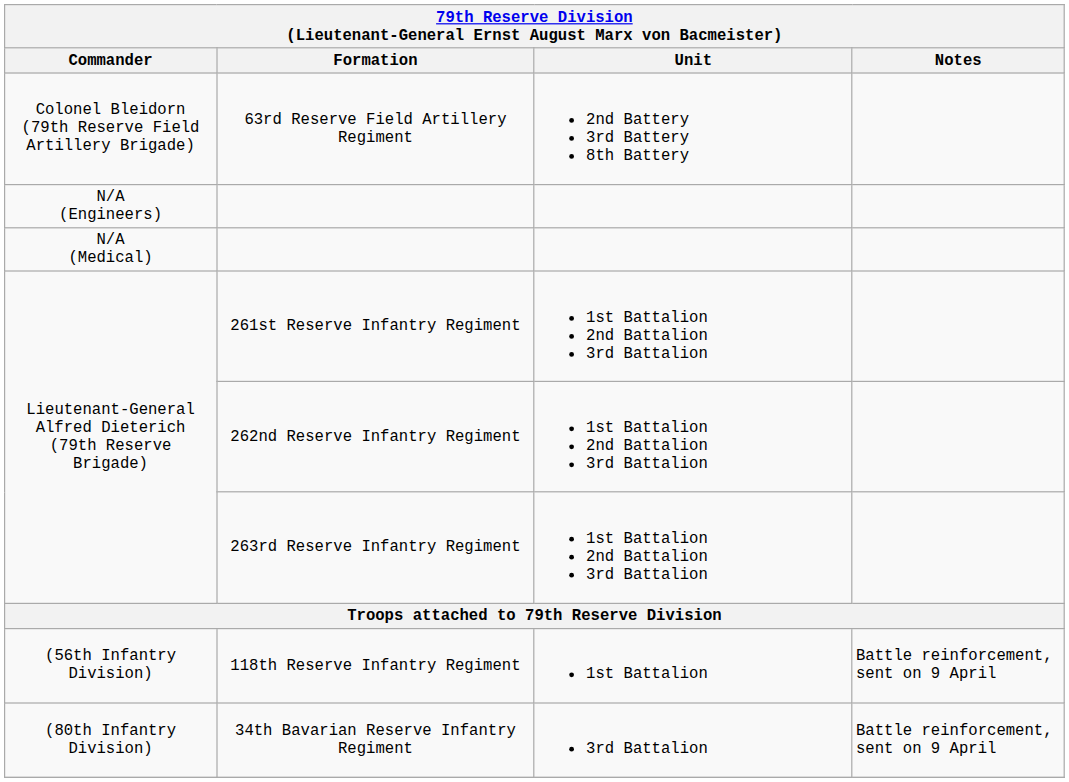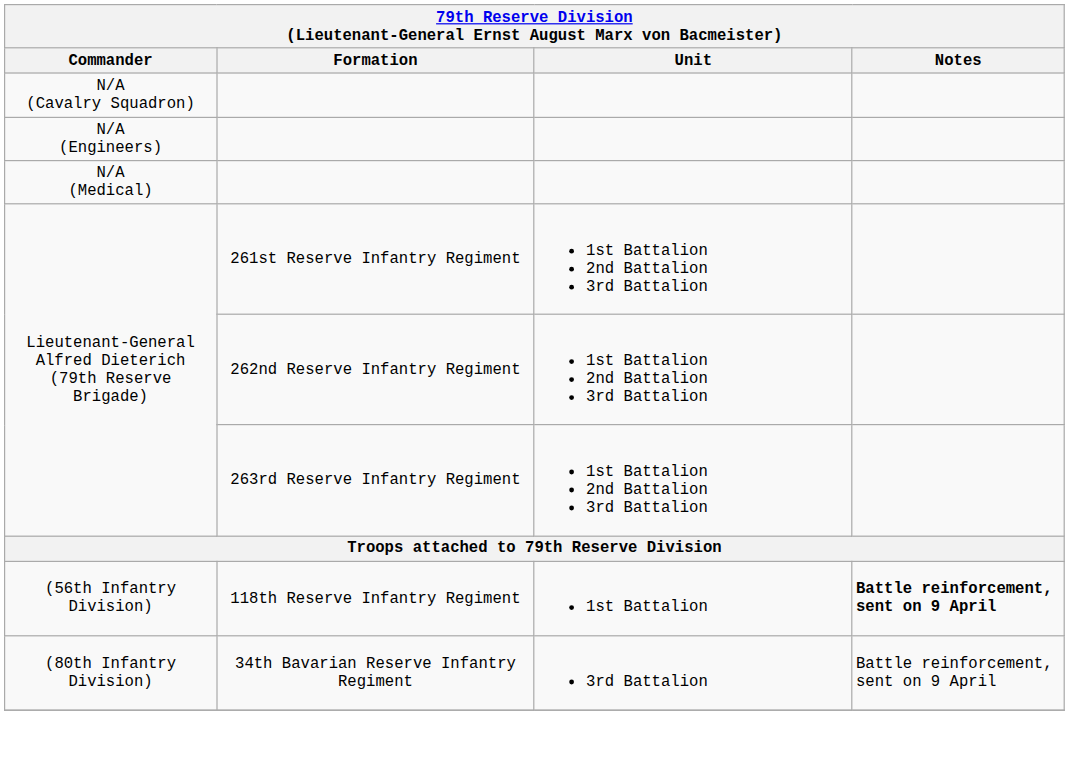- row: (111, 129)
+ row: (111, 95)
(954, 666) normal -> (954, 598) bold
